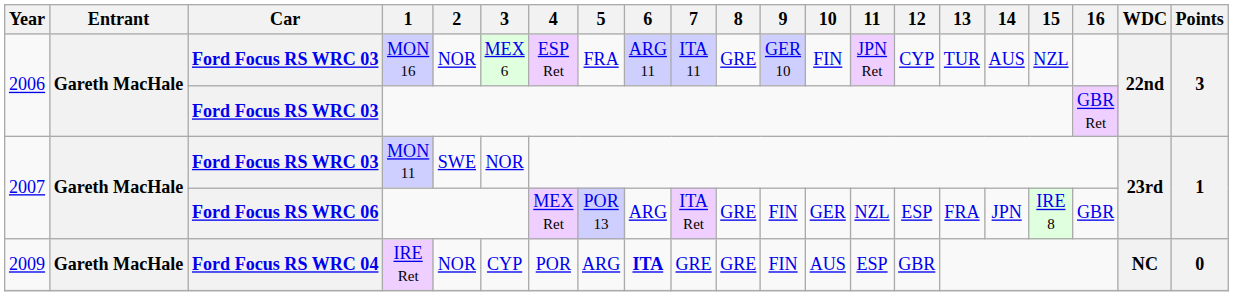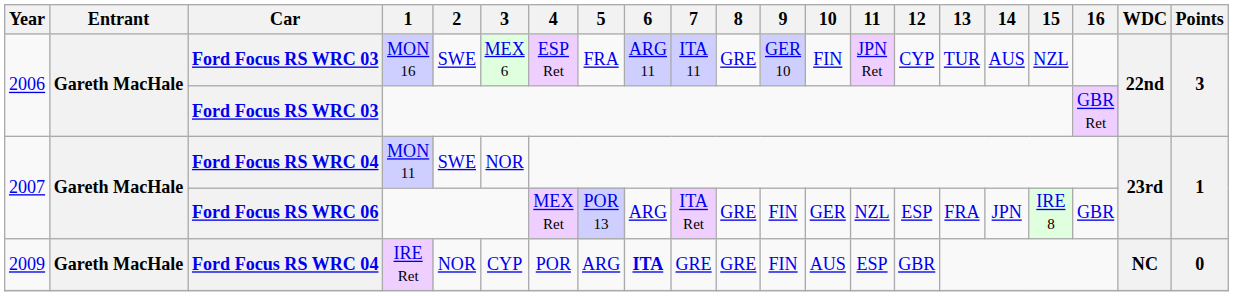(457, 59) NOR -> (457, 59) SWE
(285, 161) Ford Focus RS WRC 03 -> (285, 161) Ford Focus RS WRC 04
